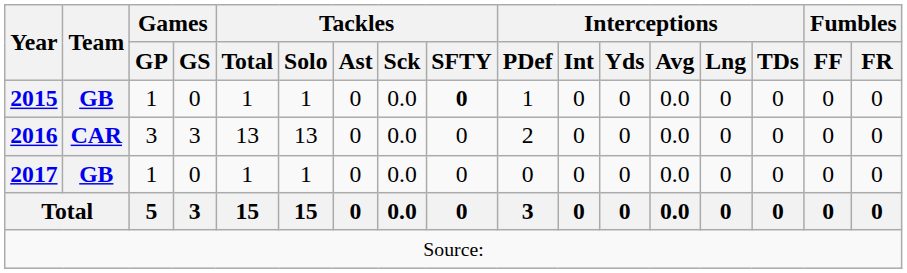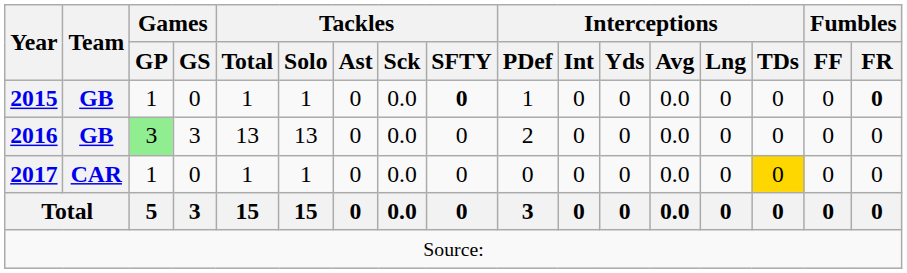(877, 98) normal -> (877, 98) bold
(96, 135) CAR -> (96, 135) GB
(152, 135) no background -> (152, 135) lightgreen background
(96, 173) GB -> (96, 173) CAR
(778, 173) no background -> (778, 173) gold background
